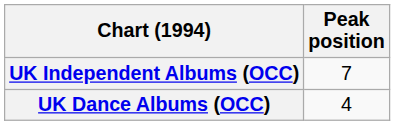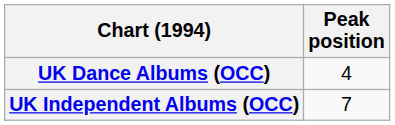rows swapped: (154, 104) <-> (154, 73)
